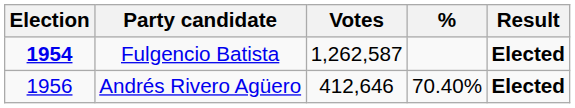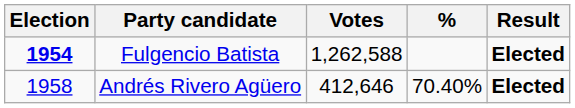(357, 53) 1,262,587 -> (357, 53) 1,262,588
(50, 86) 1956 -> (50, 86) 1958
